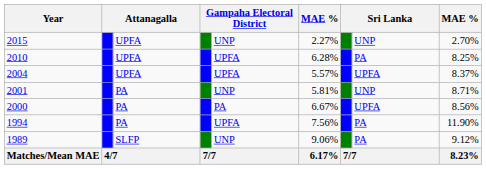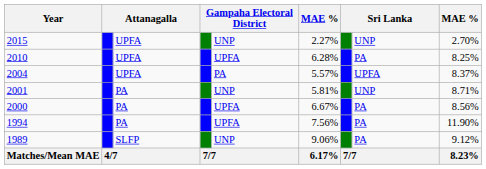(227, 73) UPFA -> (220, 73) PA
(220, 106) PA -> (227, 106) UPFA
(367, 106) UPFA -> (361, 106) PA
